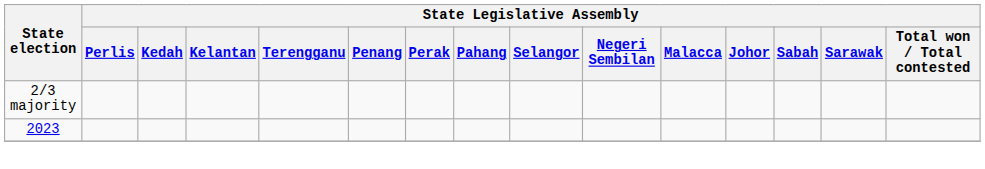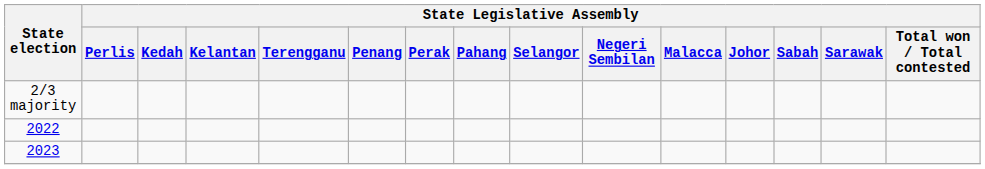+ row: (43, 130)
